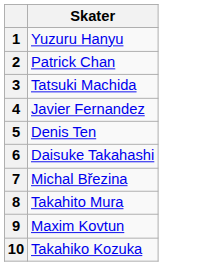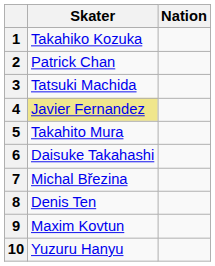+ column: (184, 16)
(77, 39) Yuzuru Hanyu -> (87, 39) Takahiko Kozuka
(88, 109) no background -> (88, 109) khaki background
(64, 132) Denis Ten -> (77, 132) Takahito Mura
(77, 202) Takahito Mura -> (64, 202) Denis Ten
(87, 249) Takahiko Kozuka -> (77, 249) Yuzuru Hanyu
